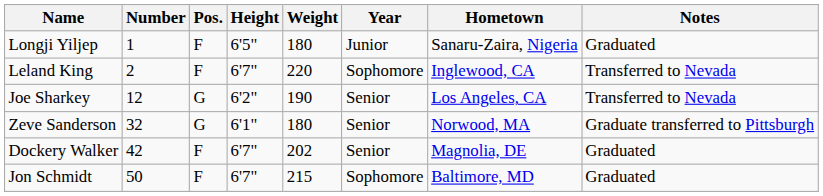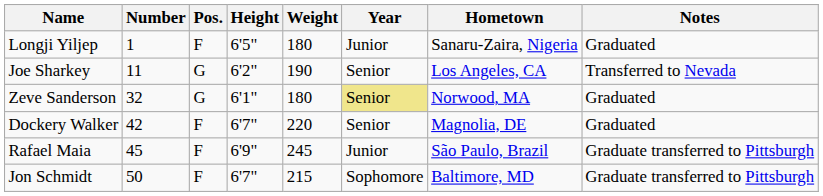- row: (51, 71)
(134, 97) 12 -> (134, 71) 11
(368, 124) no background -> (368, 97) khaki background
(700, 124) Graduate transferred to Pittsburgh -> (620, 97) Graduated
(299, 151) 202 -> (299, 124) 220
+ row: (50, 151)
(620, 177) Graduated -> (700, 177) Graduate transferred to Pittsburgh
